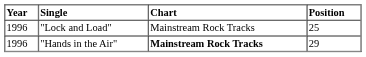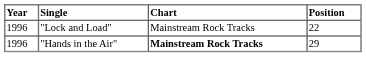(314, 28) 25 -> (314, 28) 22
